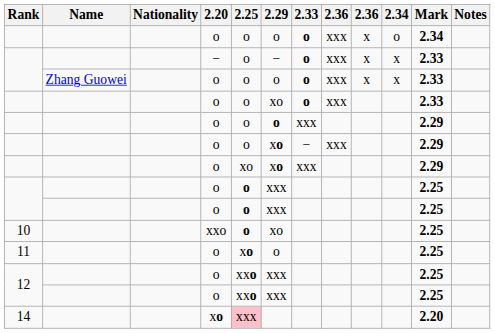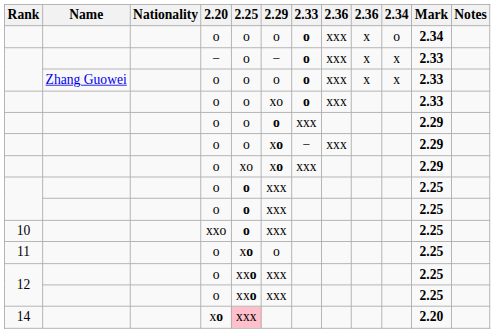(276, 230) xo -> (276, 230) xxx
